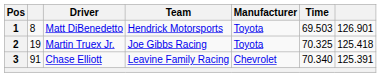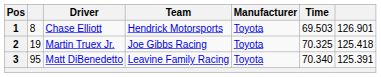(84, 28) Matt DiBenedetto -> (74, 28) Chase Elliott
(35, 60) 91 -> (35, 60) 95
(74, 60) Chase Elliott -> (84, 60) Matt DiBenedetto
(255, 60) Chevrolet -> (248, 60) Toyota
